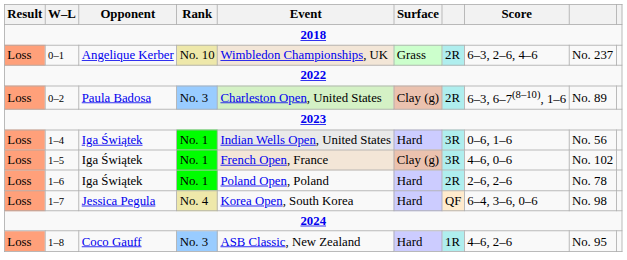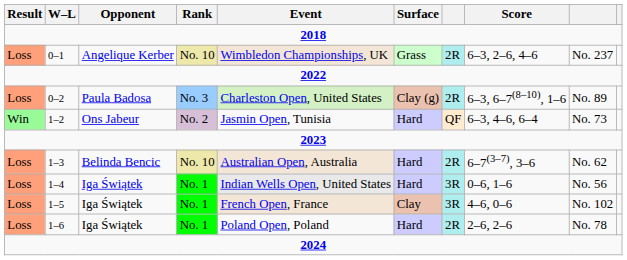+ row: (56, 120)
+ row: (56, 162)
(418, 160) Clay (g) -> (409, 204) Clay
- row: (56, 201)
- row: (56, 242)
